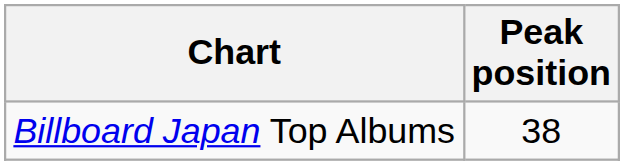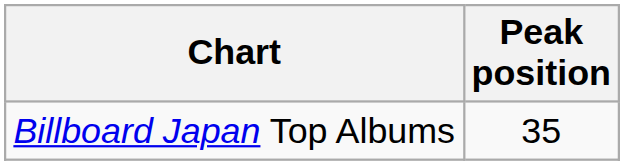(541, 130) 38 -> (541, 130) 35
